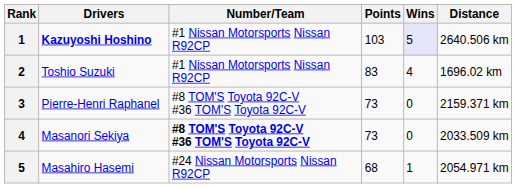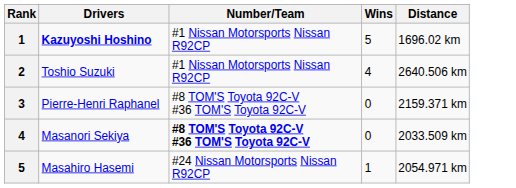- column: (383, 14)
(410, 39) lavender background -> (368, 39) no background
(474, 39) 2640.506 km -> (429, 39) 1696.02 km
(471, 71) 1696.02 km -> (433, 71) 2640.506 km
